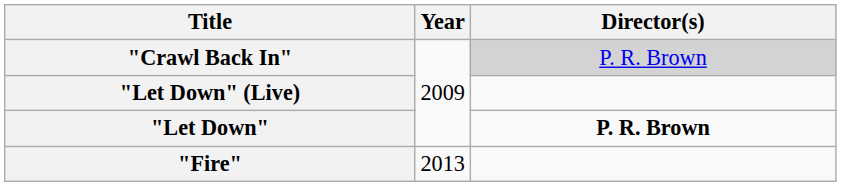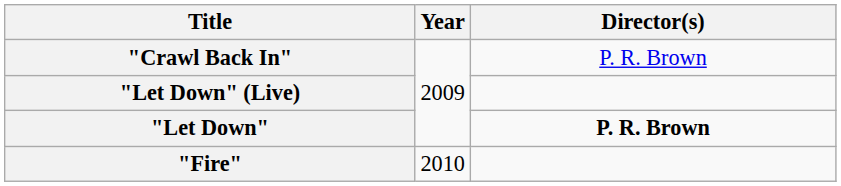(653, 57) lightgrey background -> (653, 57) no background
(443, 163) 2013 -> (443, 163) 2010
